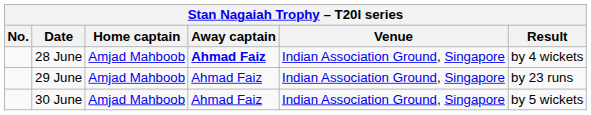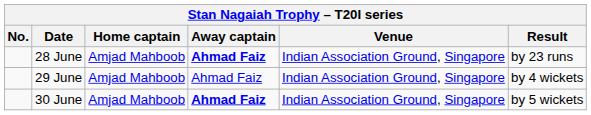(547, 57) by 4 wickets -> (542, 57) by 23 runs
(542, 78) by 23 runs -> (547, 78) by 4 wickets
(227, 99) normal -> (228, 99) bold
